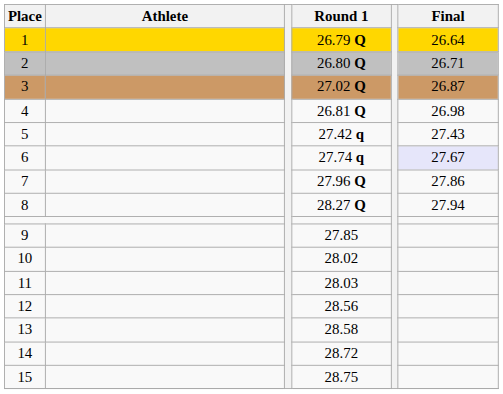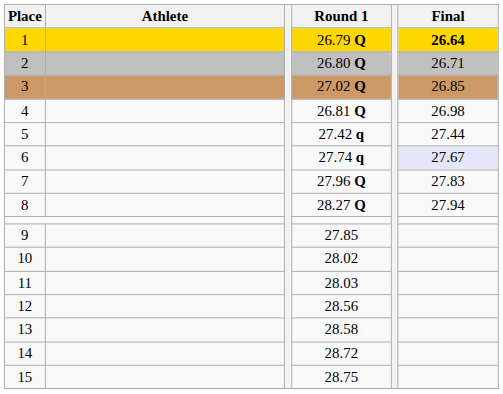(448, 39) normal -> (448, 39) bold
(448, 87) 26.87 -> (448, 87) 26.85
(448, 134) 27.43 -> (448, 134) 27.44
(448, 181) 27.86 -> (448, 181) 27.83
